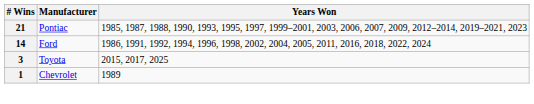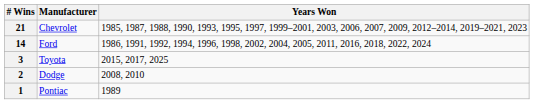(53, 28) Pontiac -> (58, 28) Chevrolet
+ row: (21, 75)
(58, 75) Chevrolet -> (53, 91) Pontiac
